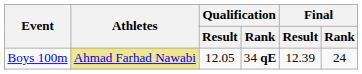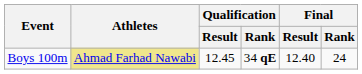(220, 58) 12.05 -> (220, 58) 12.45
(300, 58) 12.39 -> (300, 58) 12.40
